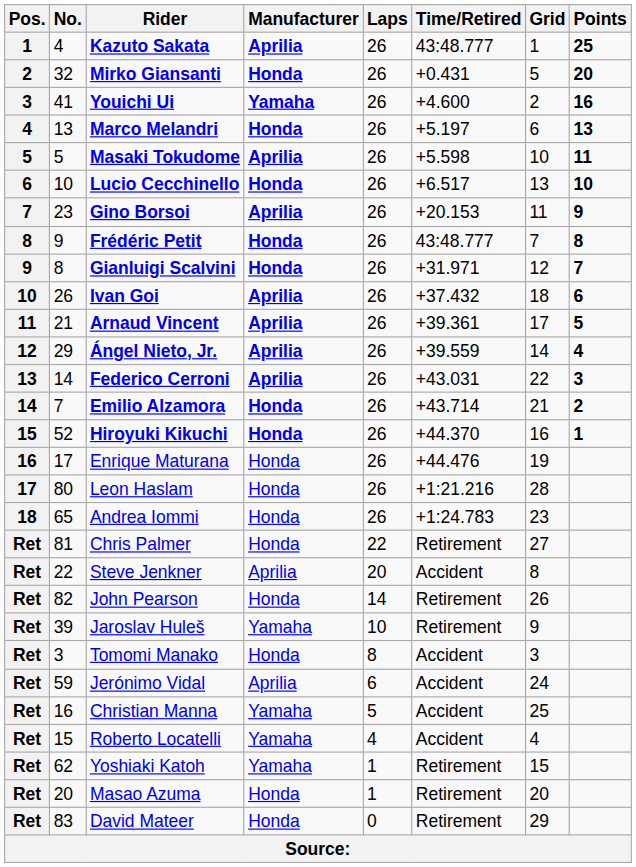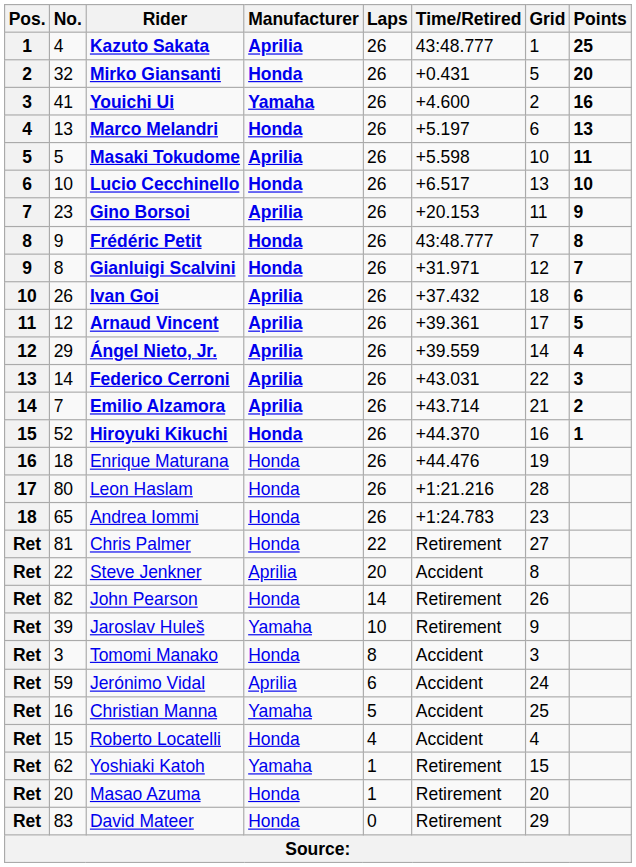(63, 323) 21 -> (63, 323) 12
(275, 406) Honda -> (275, 406) Aprilia
(63, 461) 17 -> (63, 461) 18
(280, 738) Yamaha -> (274, 738) Honda
